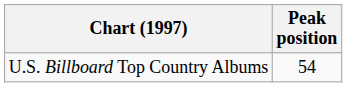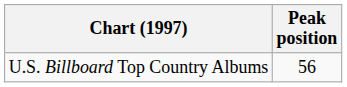(307, 67) 54 -> (307, 67) 56
